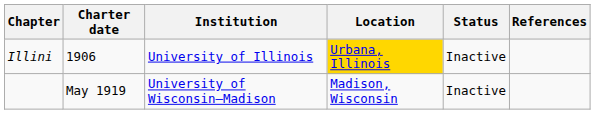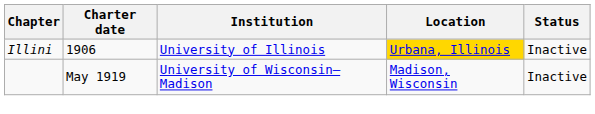- column: (550, 22)
